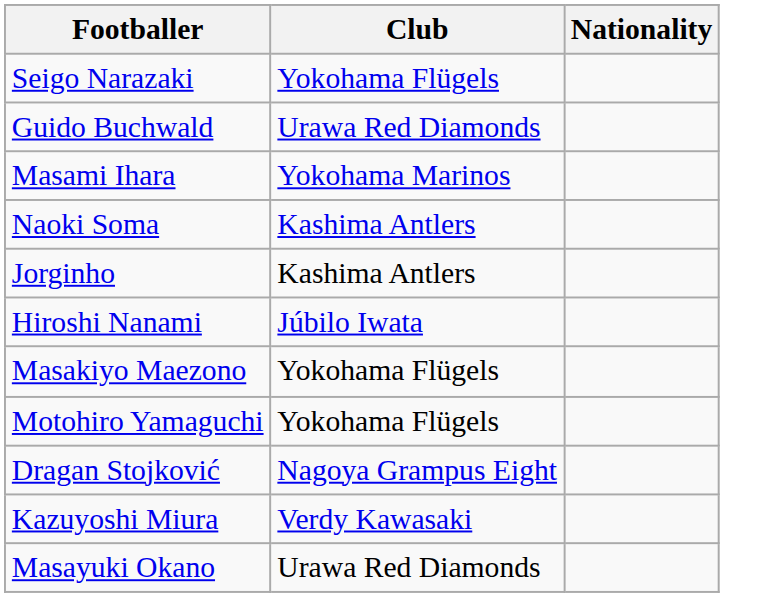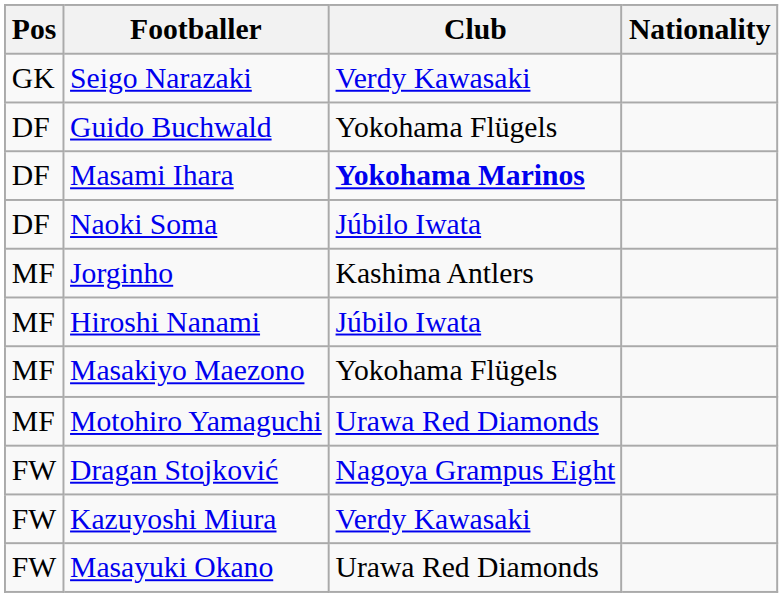+ column: (34, 29)
(388, 77) Yokohama Flügels -> (433, 77) Verdy Kawasaki
(409, 126) Urawa Red Diamonds -> (446, 126) Yokohama Flügels
(394, 175) normal -> (460, 175) bold
(376, 224) Kashima Antlers -> (408, 224) Júbilo Iwata
(388, 420) Yokohama Flügels -> (467, 420) Urawa Red Diamonds
